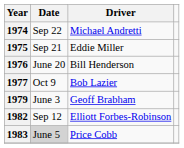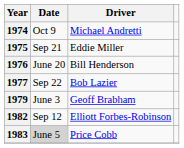(47, 30) Sep 22 -> (44, 30) Oct 9
(44, 82) Oct 9 -> (47, 82) Sep 22
